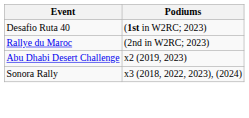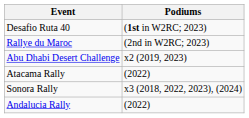+ row: (36, 74)
+ row: (38, 105)
